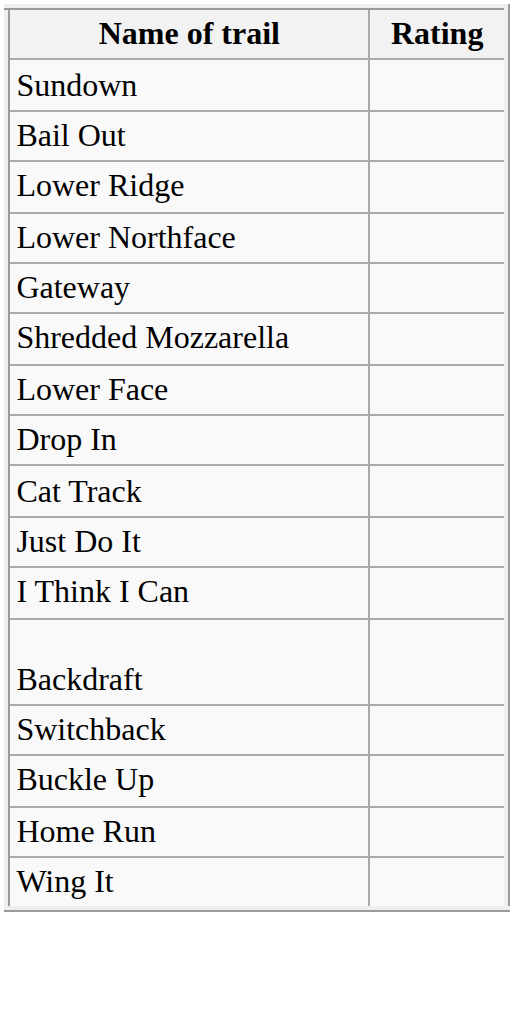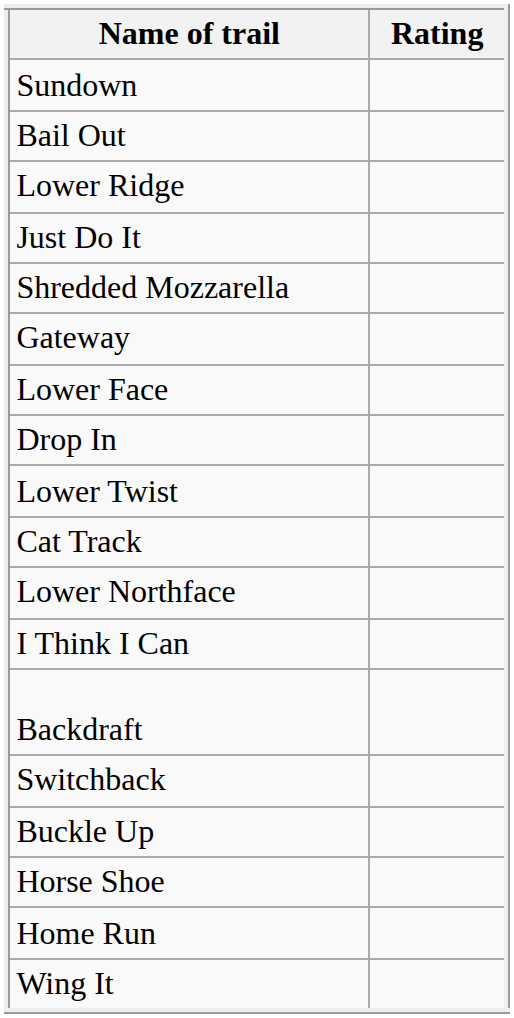rows swapped: (126, 236) <-> (79, 541)
rows swapped: (73, 287) <-> (153, 338)
+ row: (97, 490)
+ row: (91, 881)
